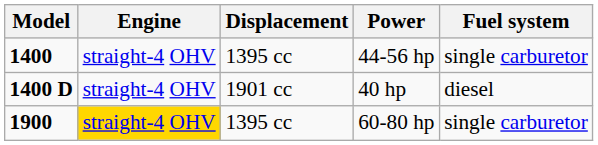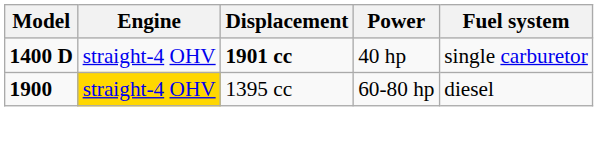- row: (396, 55)
(259, 88) normal -> (259, 55) bold
(469, 88) diesel -> (516, 55) single carburetor
(516, 122) single carburetor -> (469, 88) diesel
